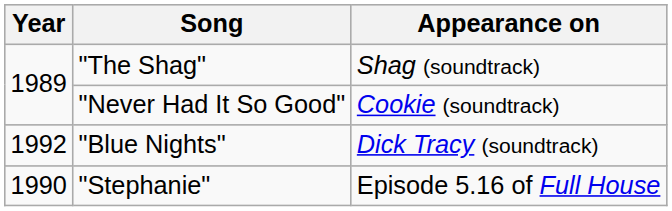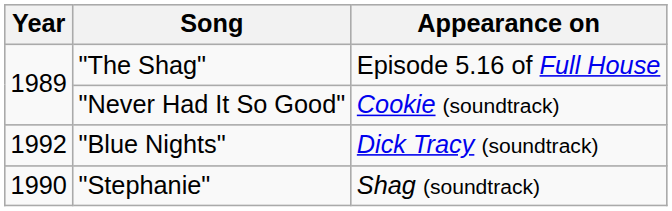(448, 64) Shag (soundtrack) -> (509, 64) Episode 5.16 of Full House
(509, 184) Episode 5.16 of Full House -> (448, 184) Shag (soundtrack)
